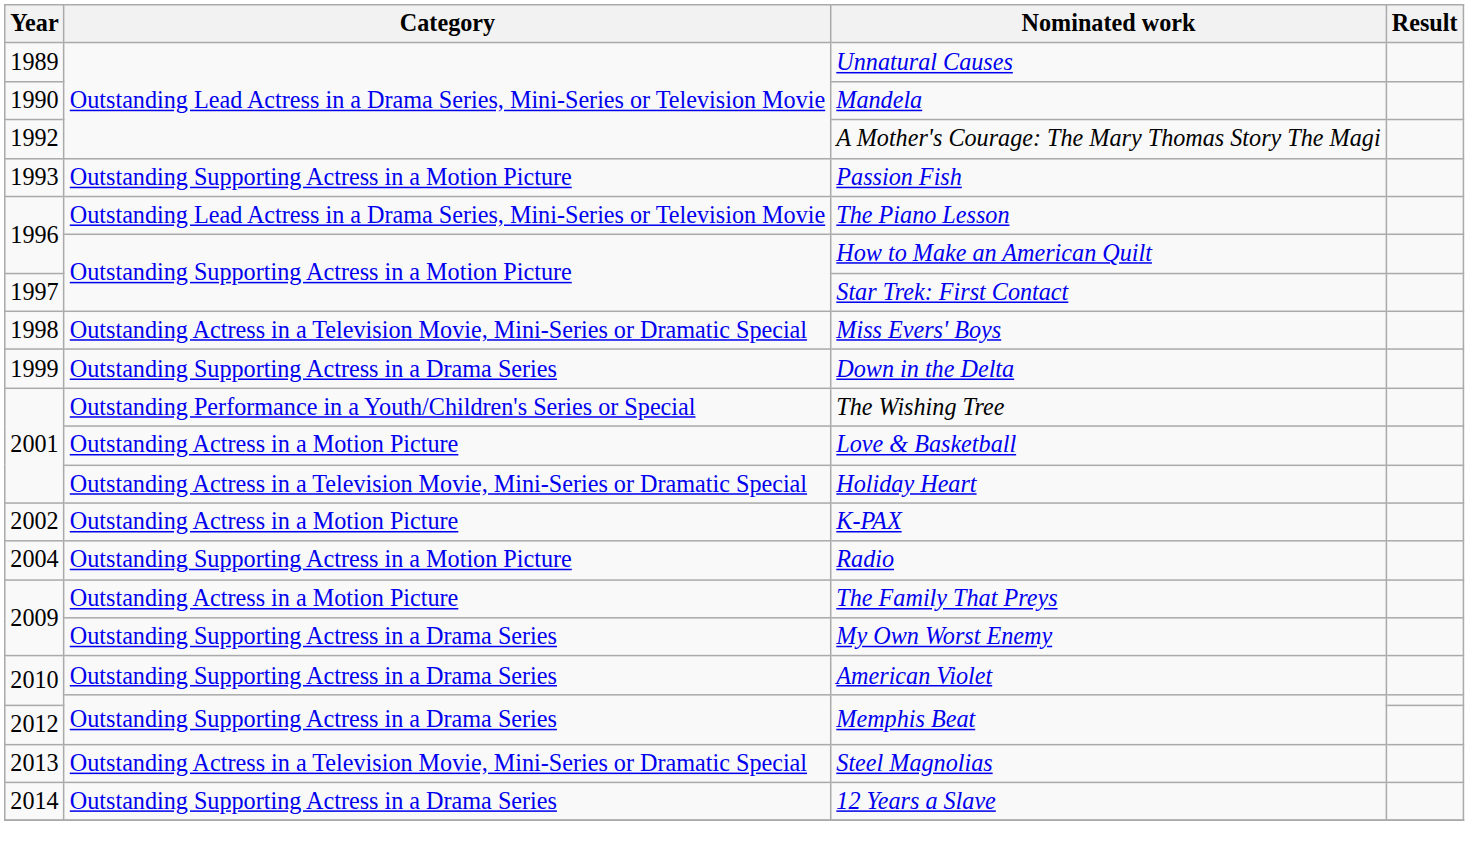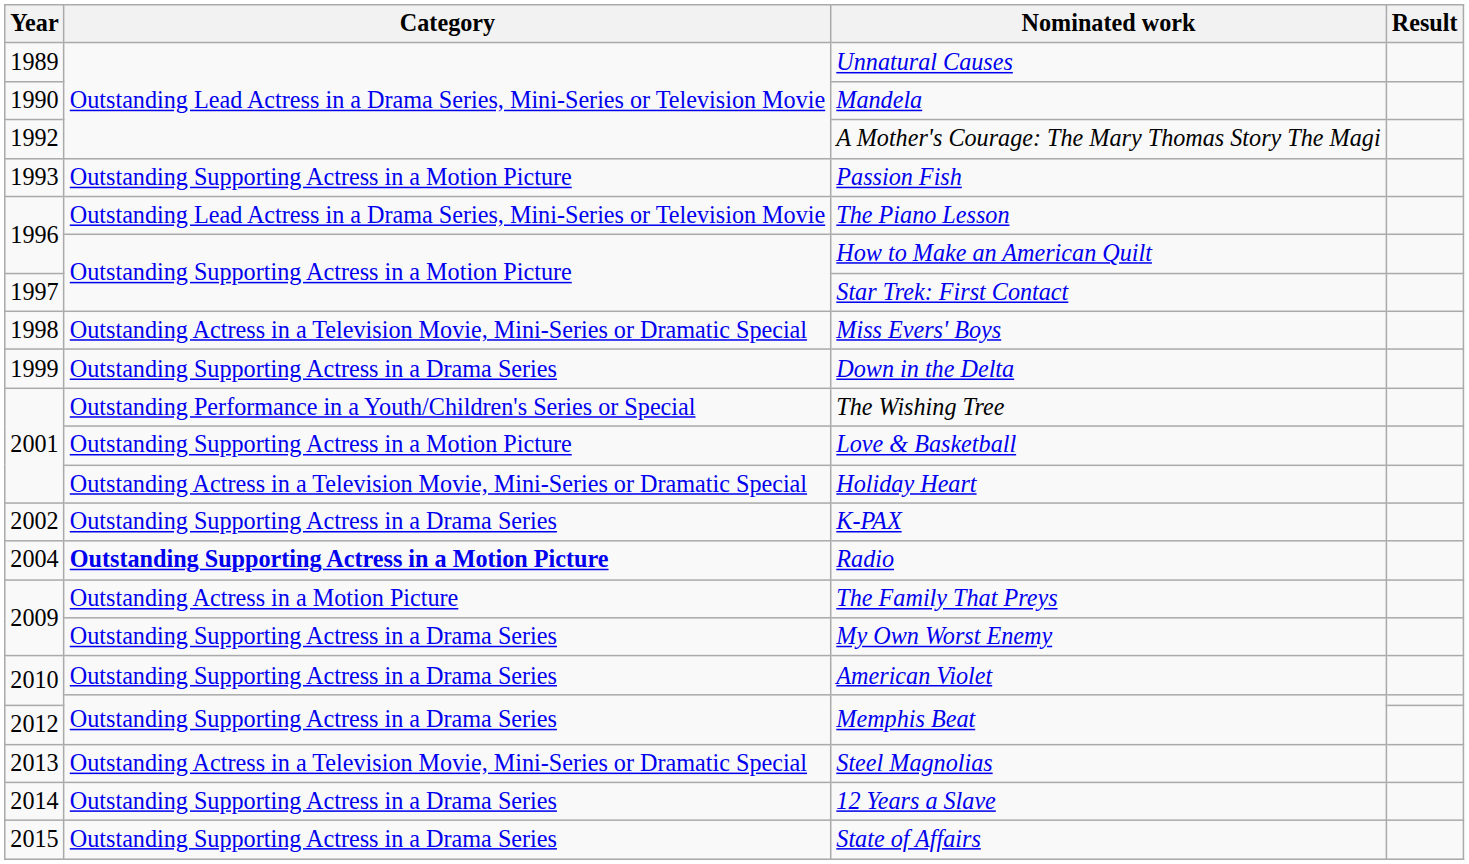(264, 445) Outstanding Actress in a Motion Picture -> (321, 445) Outstanding Supporting Actress in a Motion Picture
(264, 521) Outstanding Actress in a Motion Picture -> (313, 521) Outstanding Supporting Actress in a Drama Series
(321, 560) normal -> (339, 560) bold
+ row: (34, 839)
